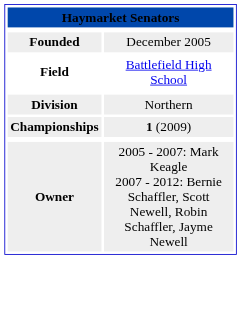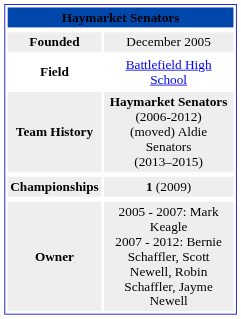+ row: (54, 132)
- row: (54, 104)
